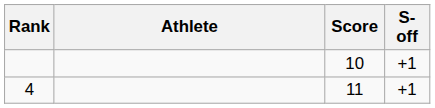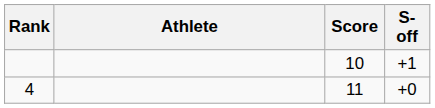(407, 90) +1 -> (407, 90) +0
